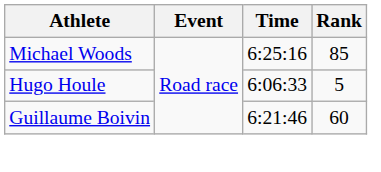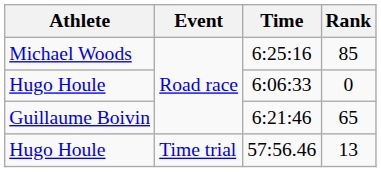(339, 85) 5 -> (348, 85) 0
(339, 117) 60 -> (348, 117) 65
+ row: (282, 150)
